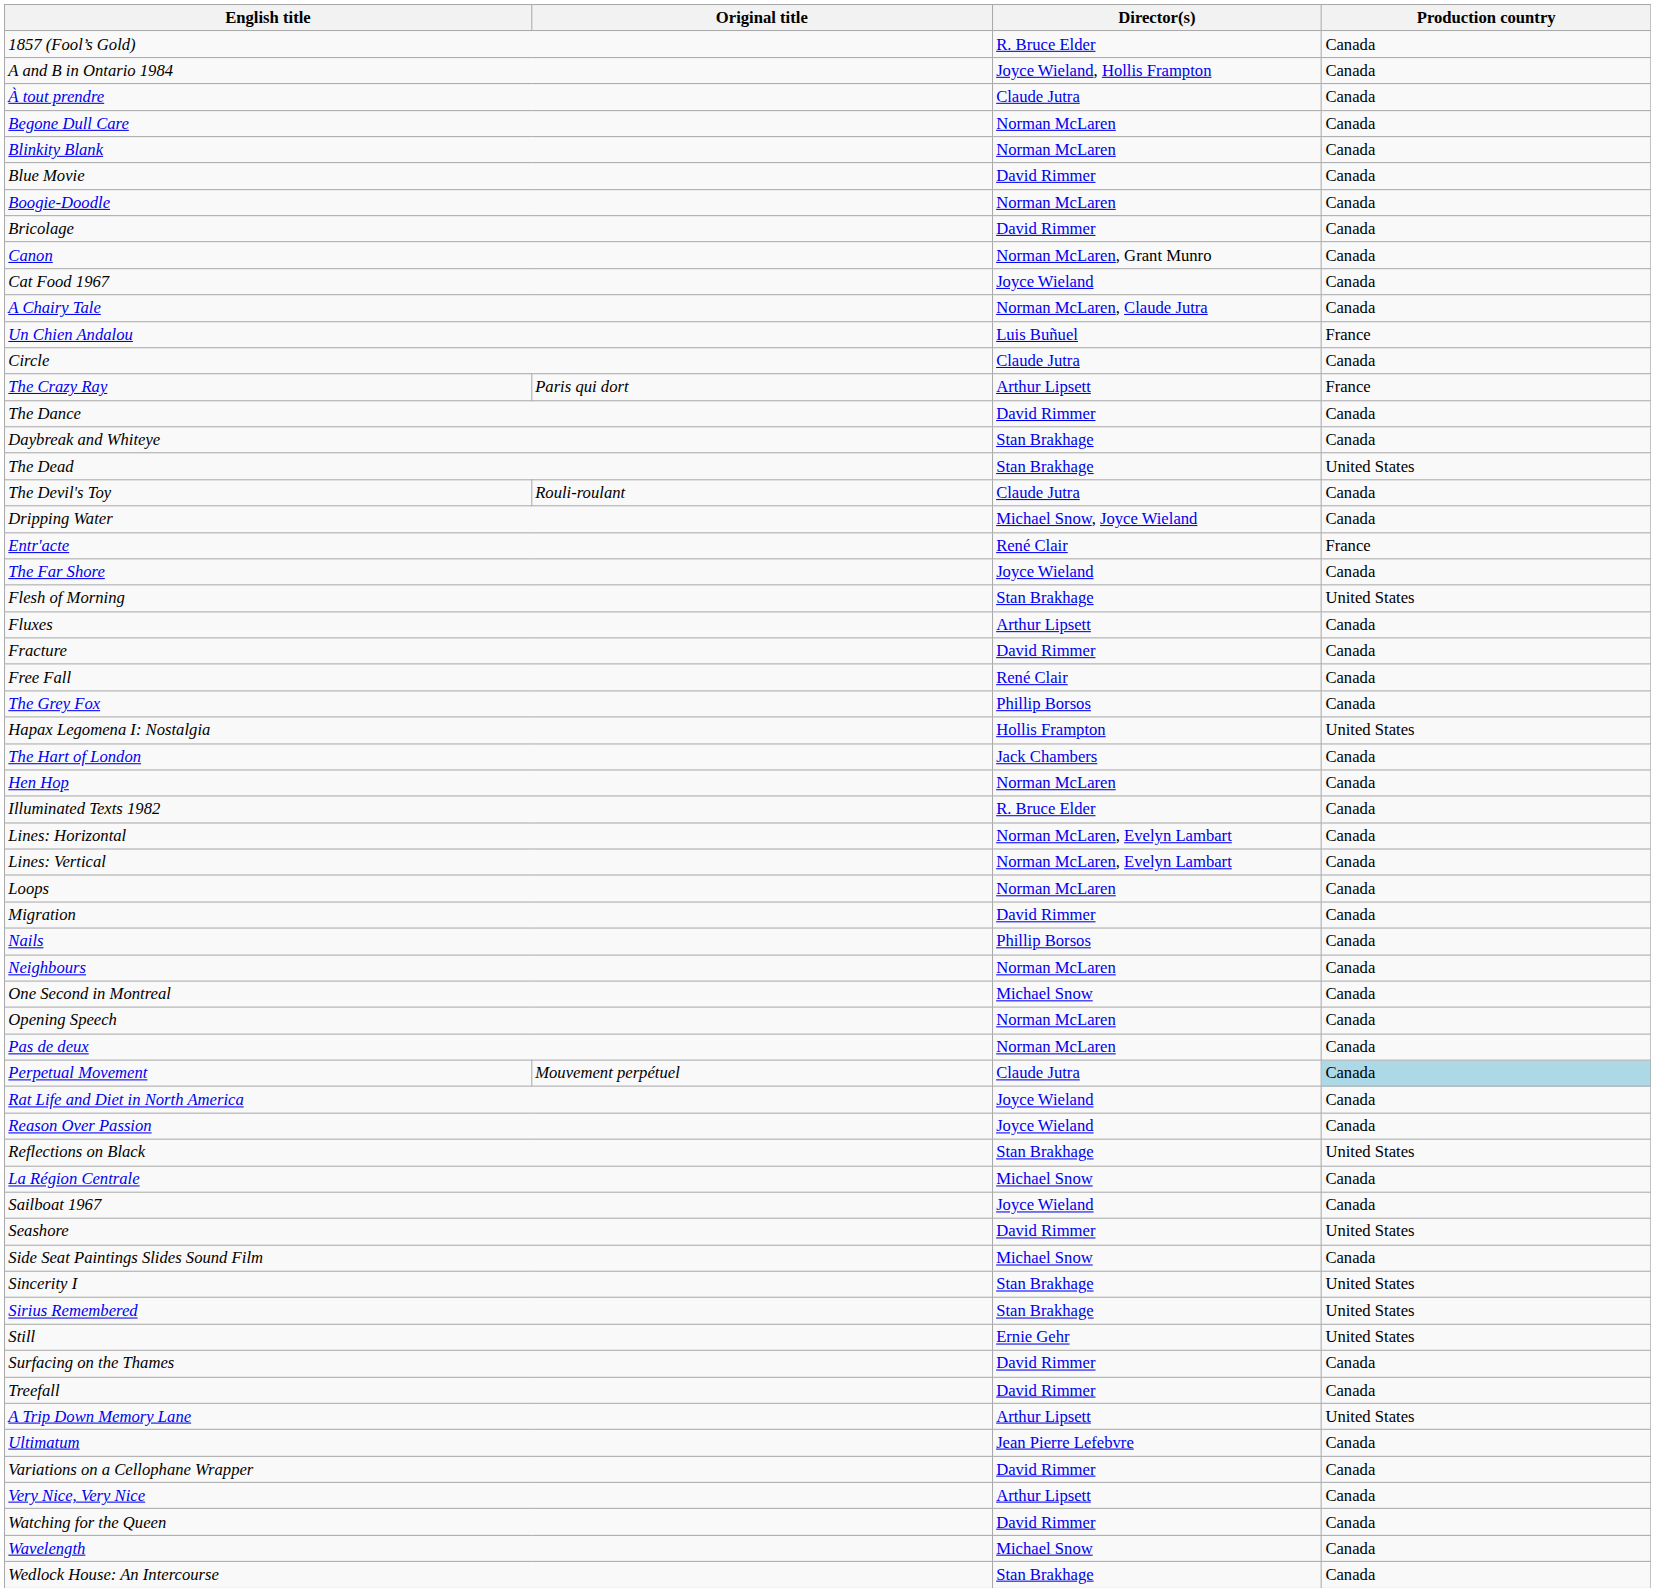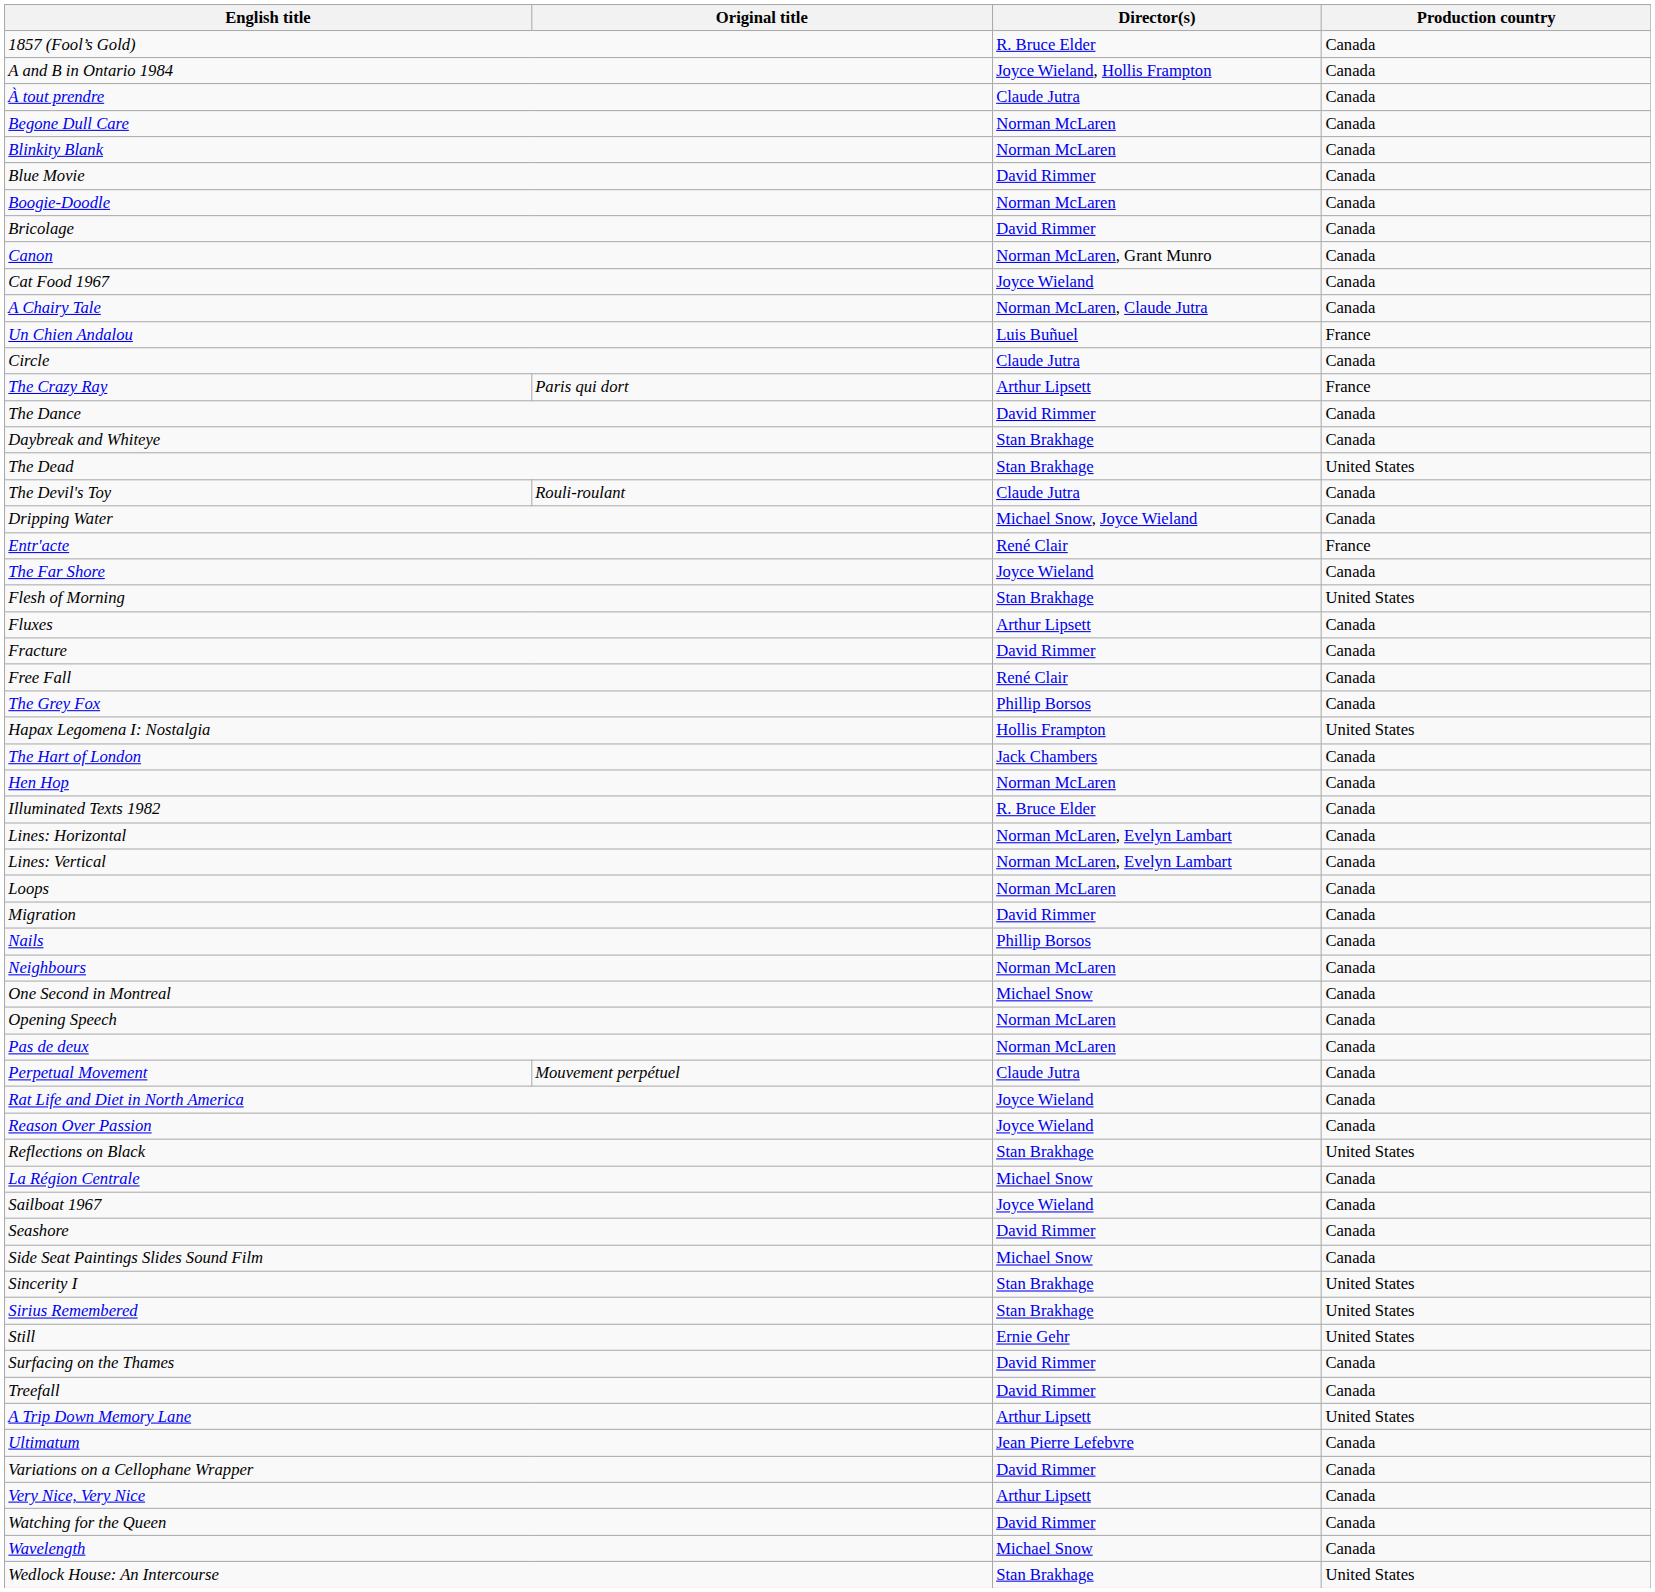(1350, 1073) lightblue background -> (1350, 1073) no background
(1370, 1231) United States -> (1350, 1231) Canada
(1350, 1574) Canada -> (1370, 1574) United States
